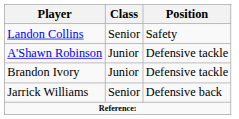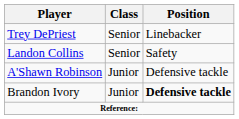+ row: (41, 33)
(187, 72) normal -> (188, 92) bold
- row: (48, 92)
